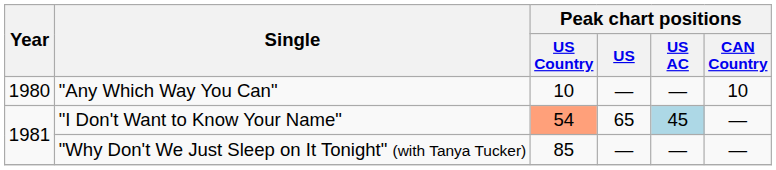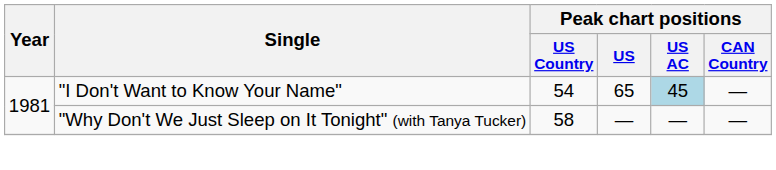- row: (168, 90)
(564, 120) lightsalmon background -> (564, 90) no background
(564, 149) 85 -> (564, 120) 58
